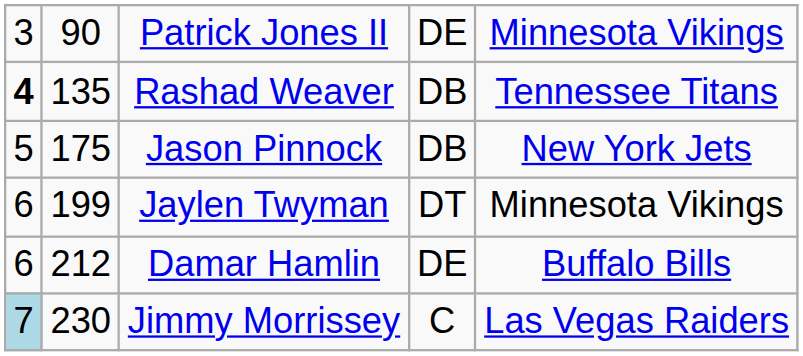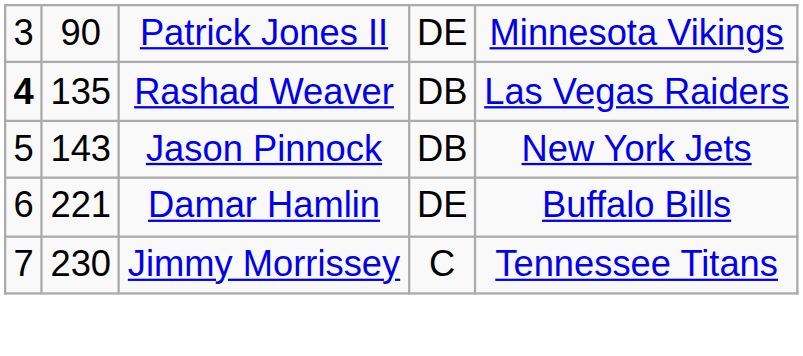(637, 90) Tennessee Titans -> (637, 90) Las Vegas Raiders
(81, 148) 175 -> (81, 148) 143
- row: (264, 206)
(81, 263) 212 -> (81, 206) 221
(24, 321) lightblue background -> (24, 263) no background
(637, 321) Las Vegas Raiders -> (637, 263) Tennessee Titans
